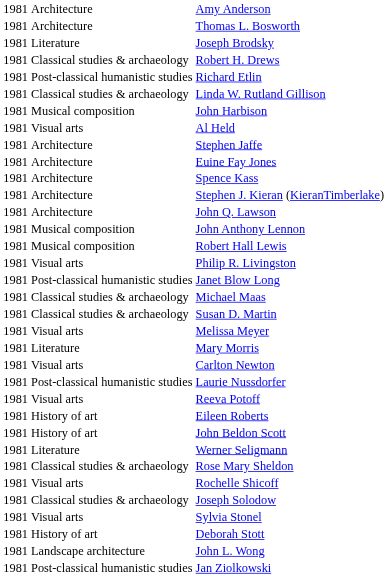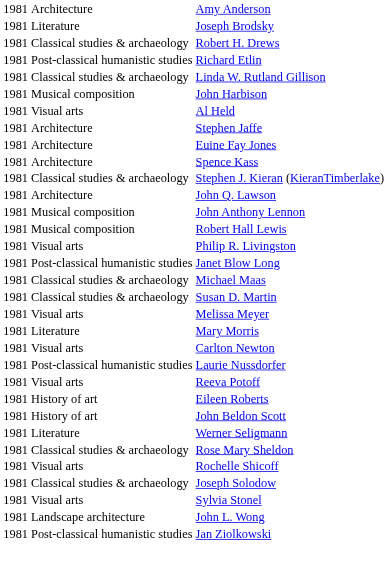- row: (248, 26)
(62, 195) Architecture -> (110, 178) Classical studies & archaeology
- row: (230, 534)
